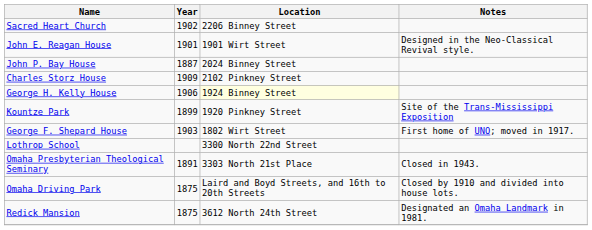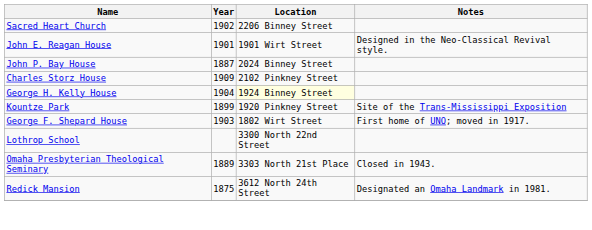(187, 92) 1906 -> (224, 92) 1904
(187, 164) 1891 -> (224, 164) 1889
- row: (54, 189)
